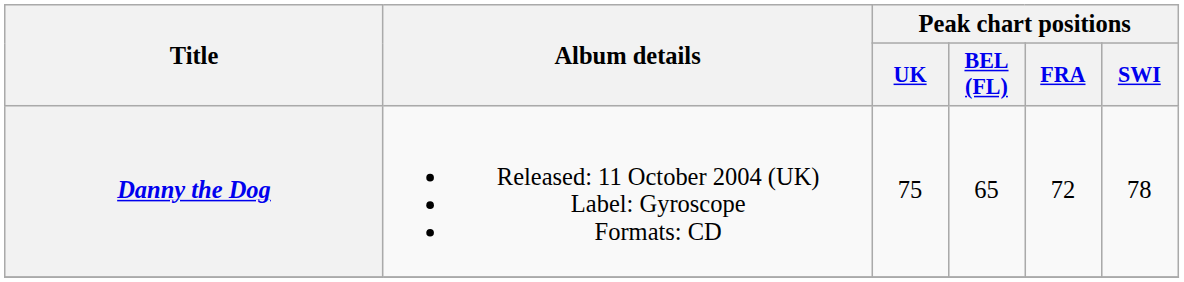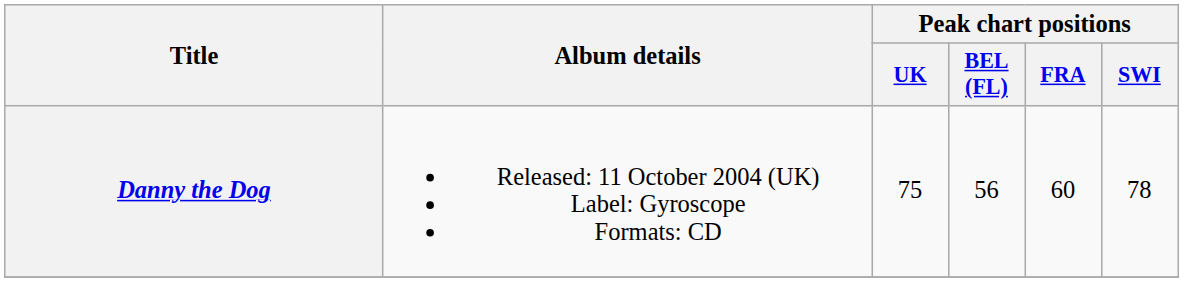(986, 190) 65 -> (986, 190) 56
(1063, 190) 72 -> (1063, 190) 60
